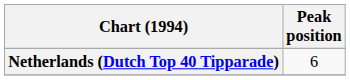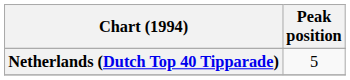(314, 61) 6 -> (314, 61) 5
